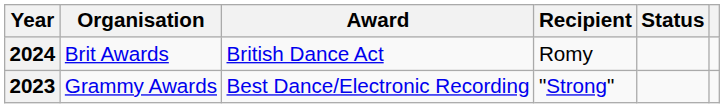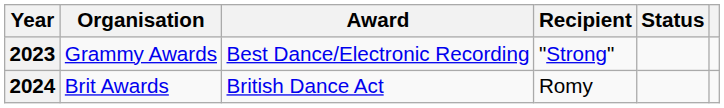rows swapped: (32, 86) <-> (32, 53)
